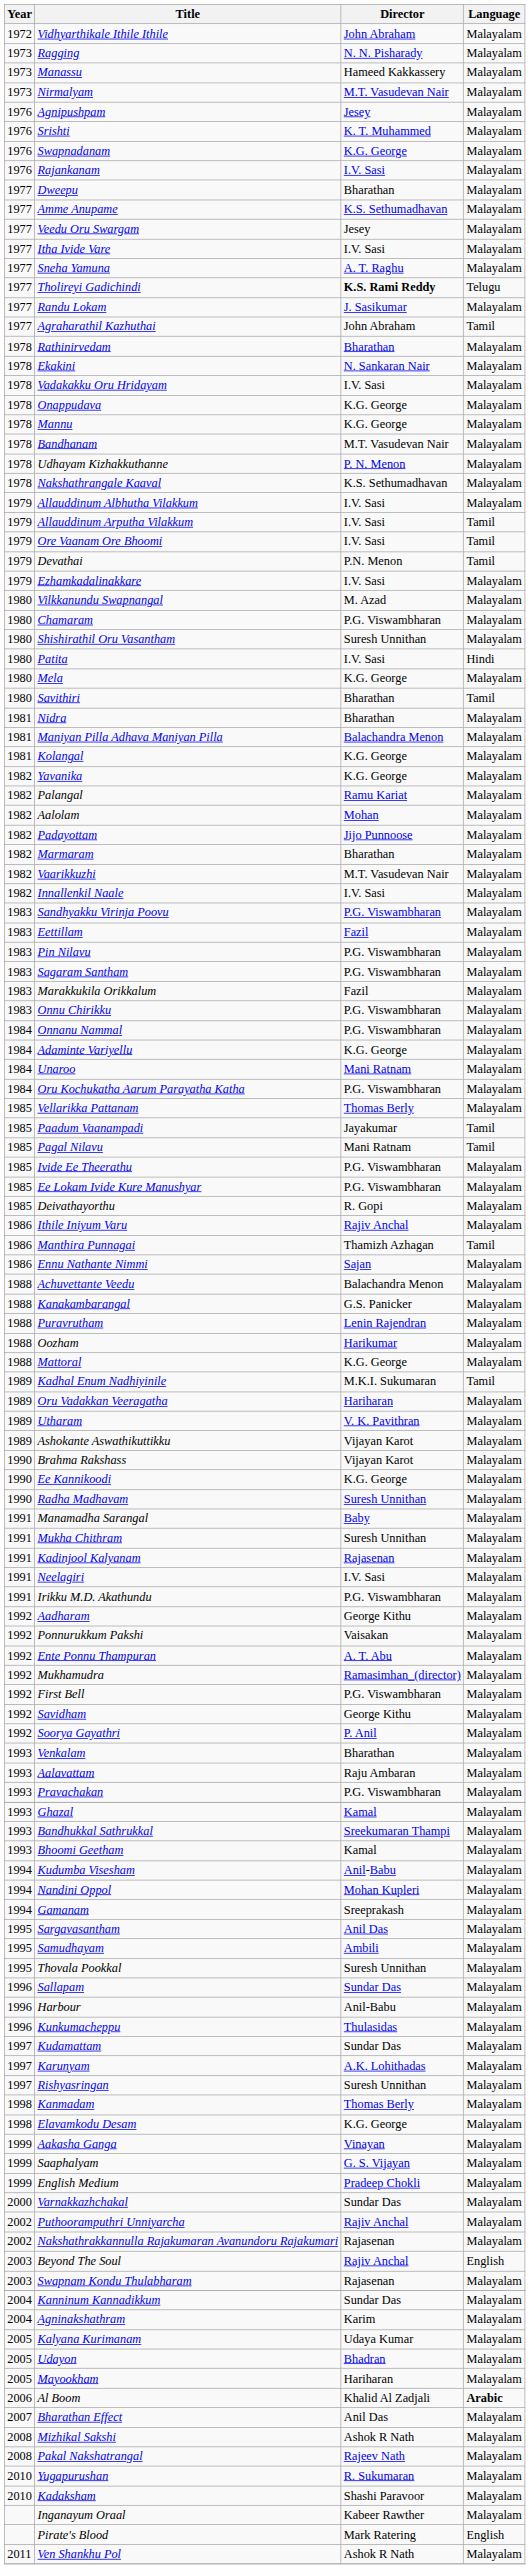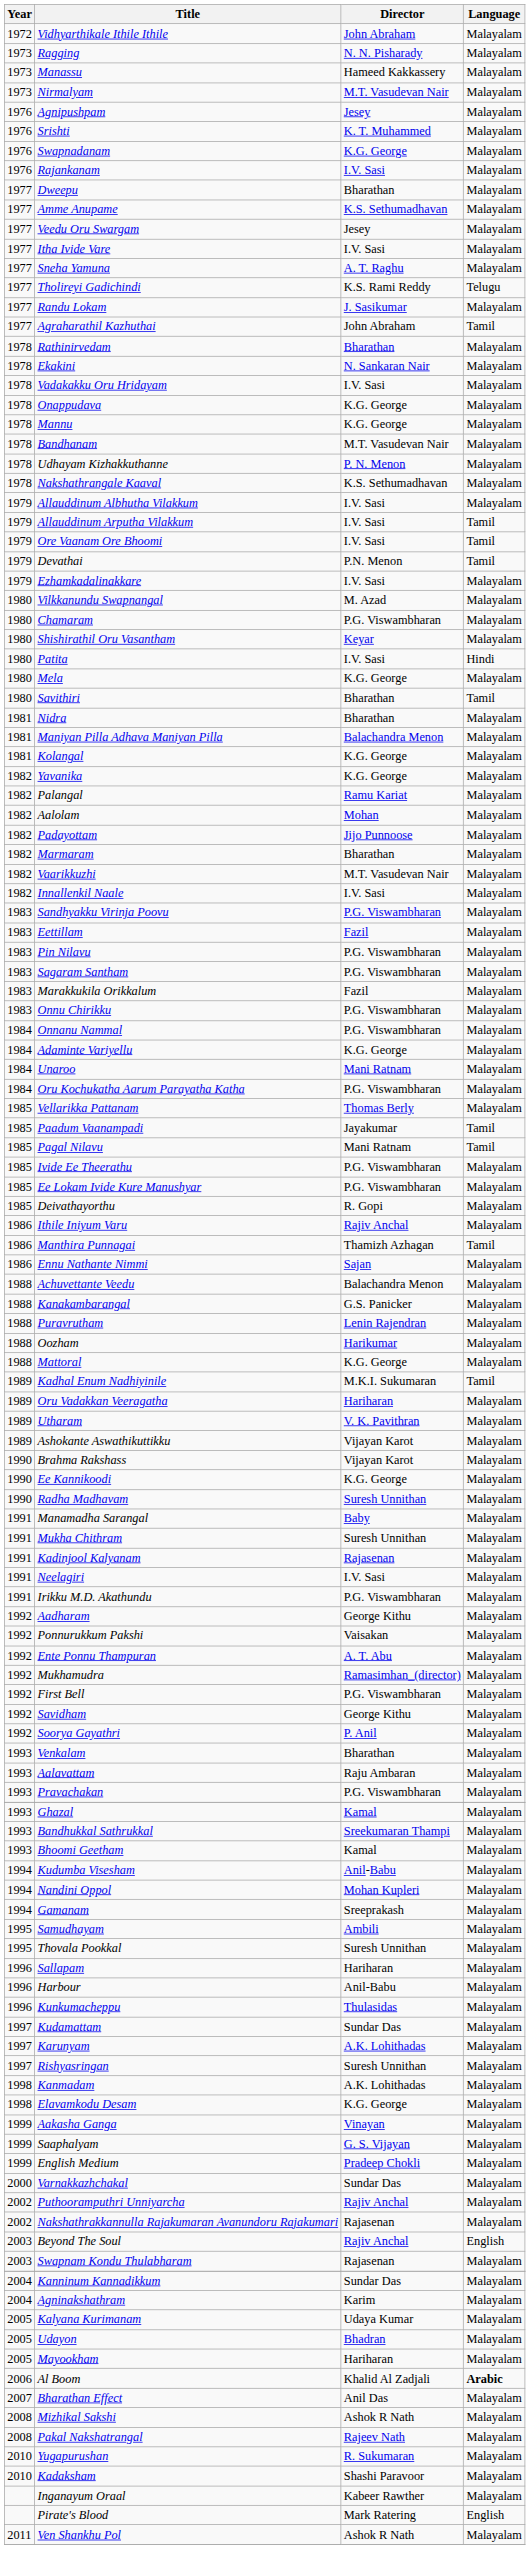(390, 287) bold -> (387, 287) normal
(385, 639) Suresh Unnithan -> (359, 639) Keyar
- row: (79, 1929)
(372, 1987) Sundar Das -> (368, 1968) Hariharan
(379, 2104) Thomas Berly -> (385, 2085) A.K. Lohithadas
